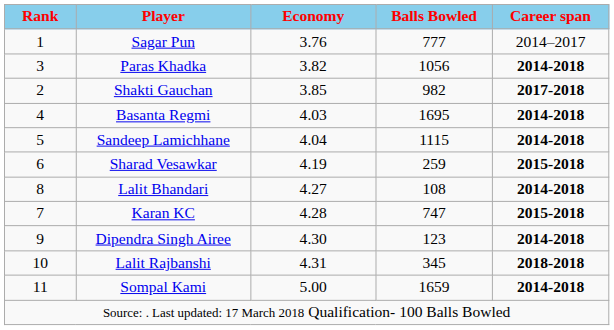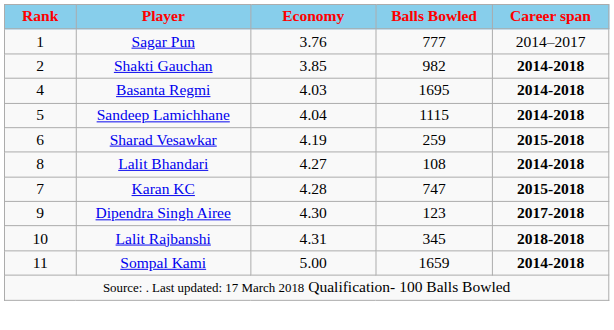- row: (163, 66)
(551, 90) 2017-2018 -> (551, 66) 2014-2018
(551, 238) 2014-2018 -> (551, 213) 2017-2018
